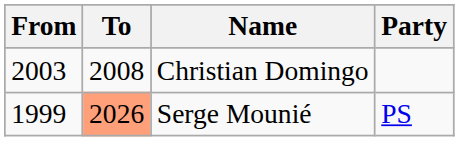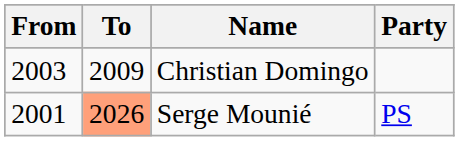(117, 69) 2008 -> (117, 69) 2009
(39, 113) 1999 -> (39, 113) 2001
